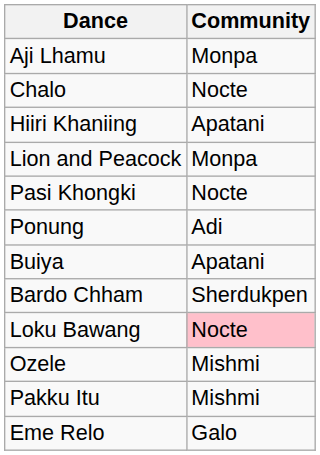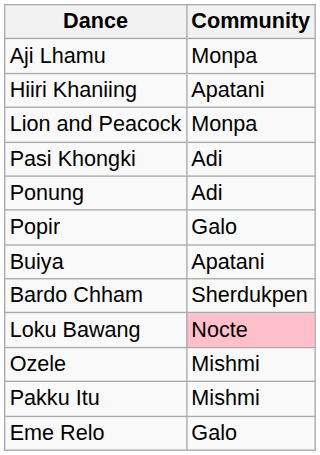- row: (38, 90)
(220, 192) Nocte -> (207, 158) Adi
+ row: (35, 227)
